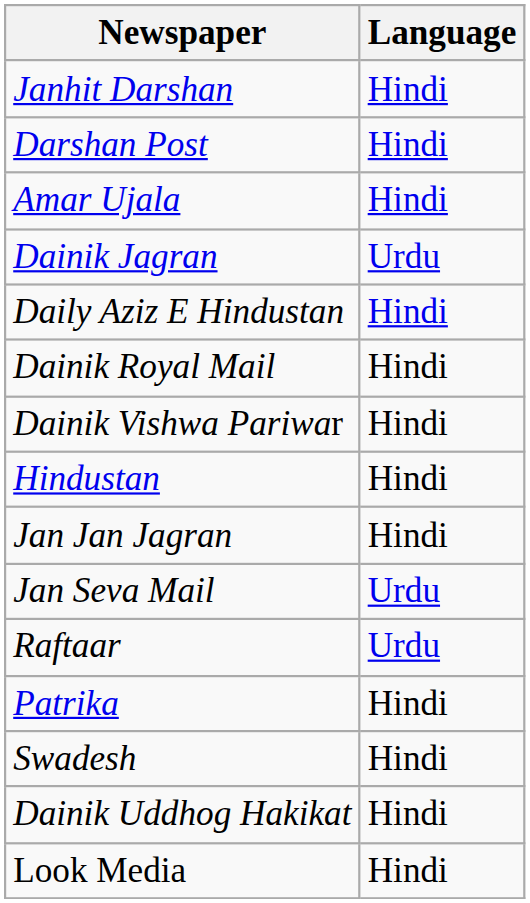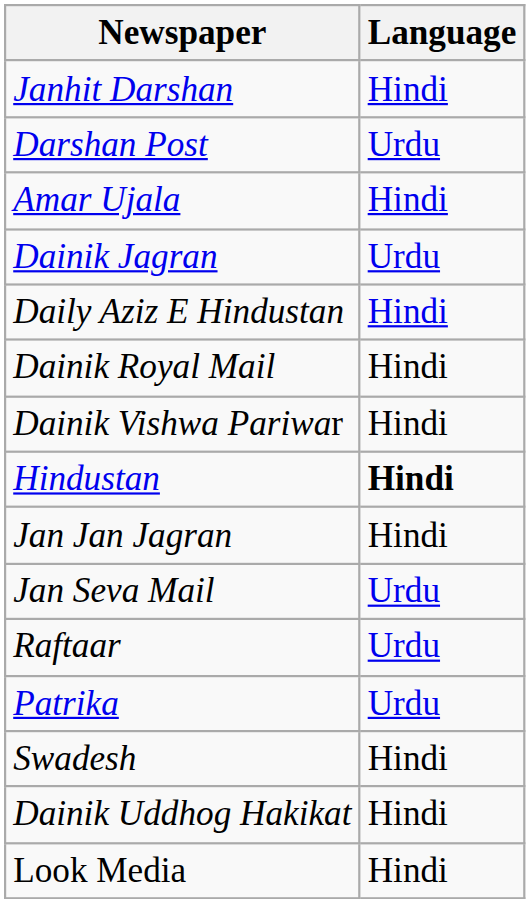(408, 144) Hindi -> (404, 144) Urdu
(408, 479) normal -> (411, 479) bold
(408, 702) Hindi -> (404, 702) Urdu
